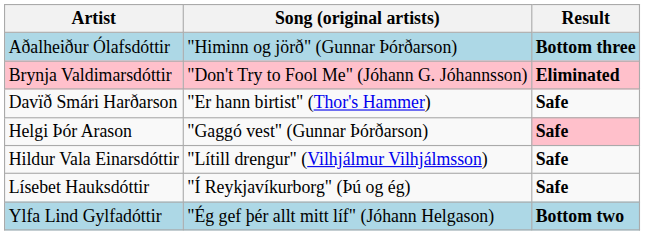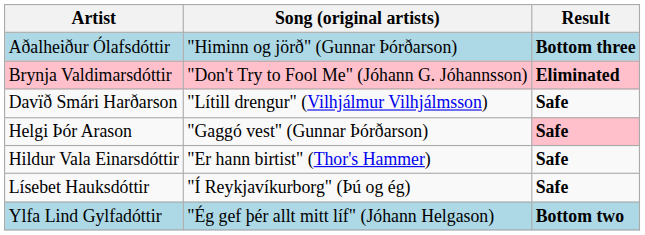(309, 103) "Er hann birtist" (Thor's Hammer) -> (337, 103) "Lítill drengur" (Vilhjálmur Vilhjálmsson)
(337, 159) "Lítill drengur" (Vilhjálmur Vilhjálmsson) -> (309, 159) "Er hann birtist" (Thor's Hammer)
